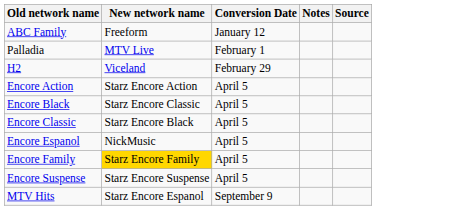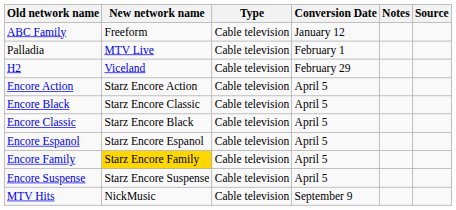+ column: (252, 13)
(130, 141) NickMusic -> (154, 141) Starz Encore Espanol
(154, 196) Starz Encore Espanol -> (130, 196) NickMusic
